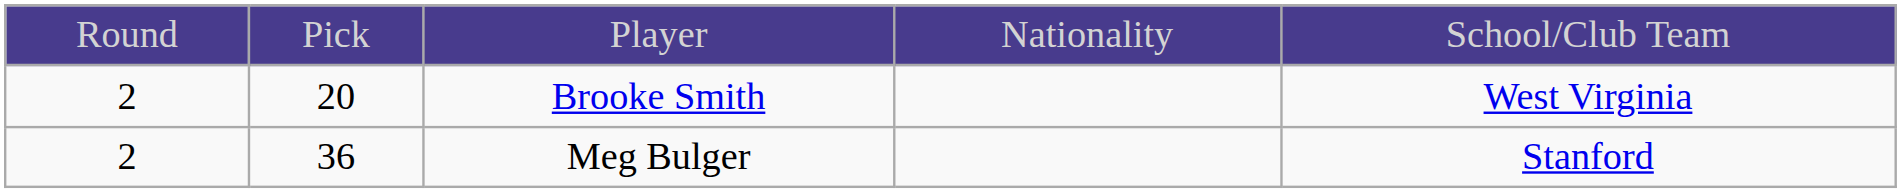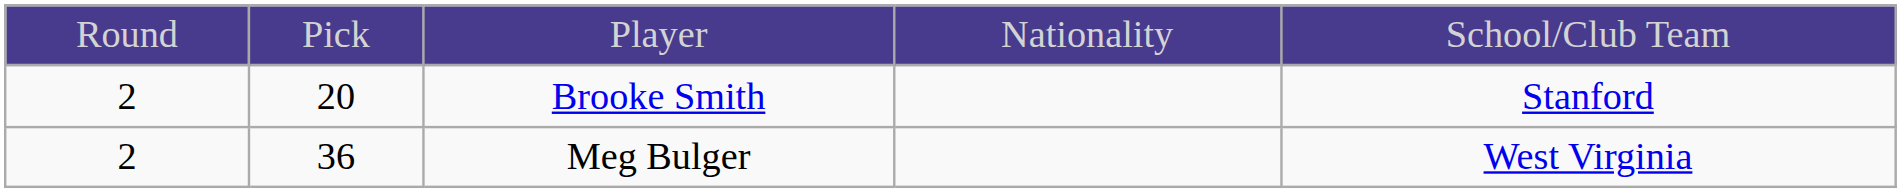(1588, 95) West Virginia -> (1588, 95) Stanford
(1588, 156) Stanford -> (1588, 156) West Virginia
